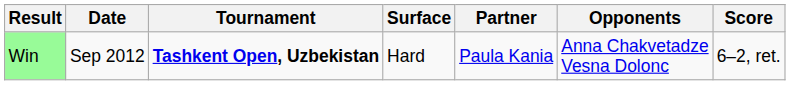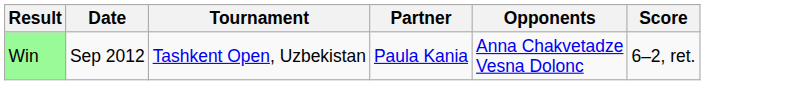- column: (419, 18)
(266, 55) bold -> (259, 55) normal
